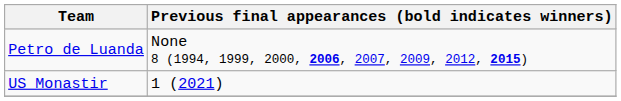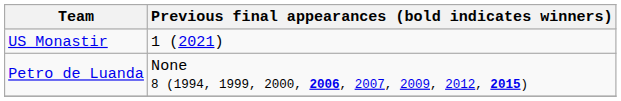rows swapped: (58, 83) <-> (76, 50)
